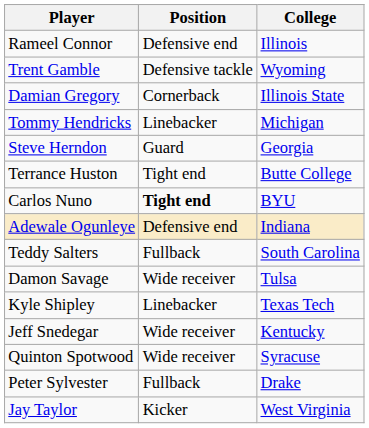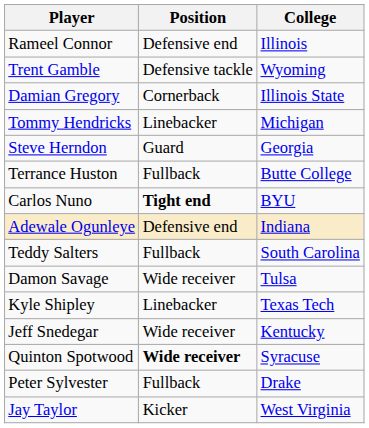(174, 174) Tight end -> (172, 174) Fullback
(189, 357) normal -> (192, 357) bold
